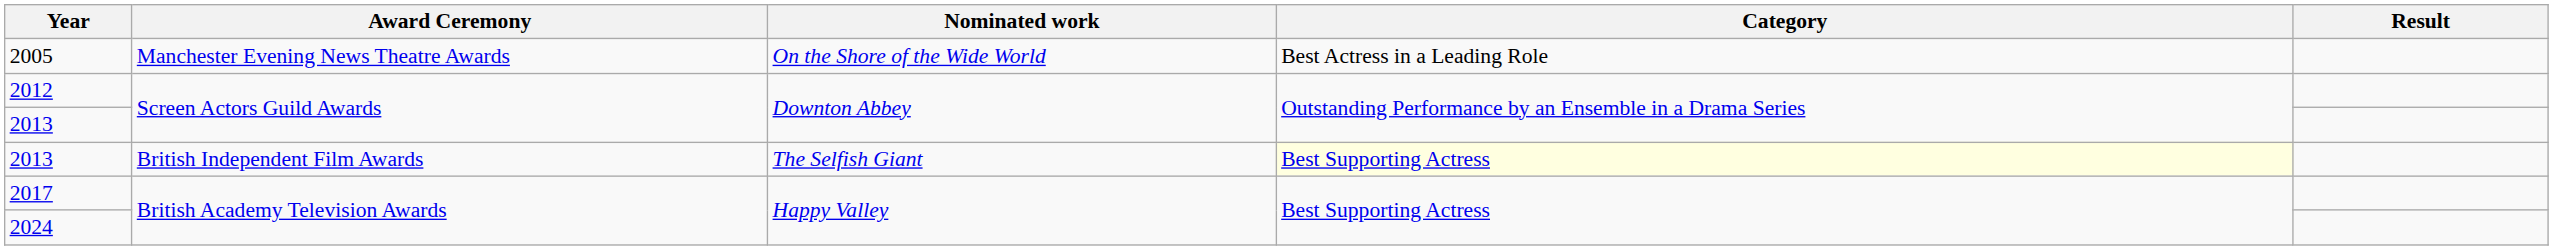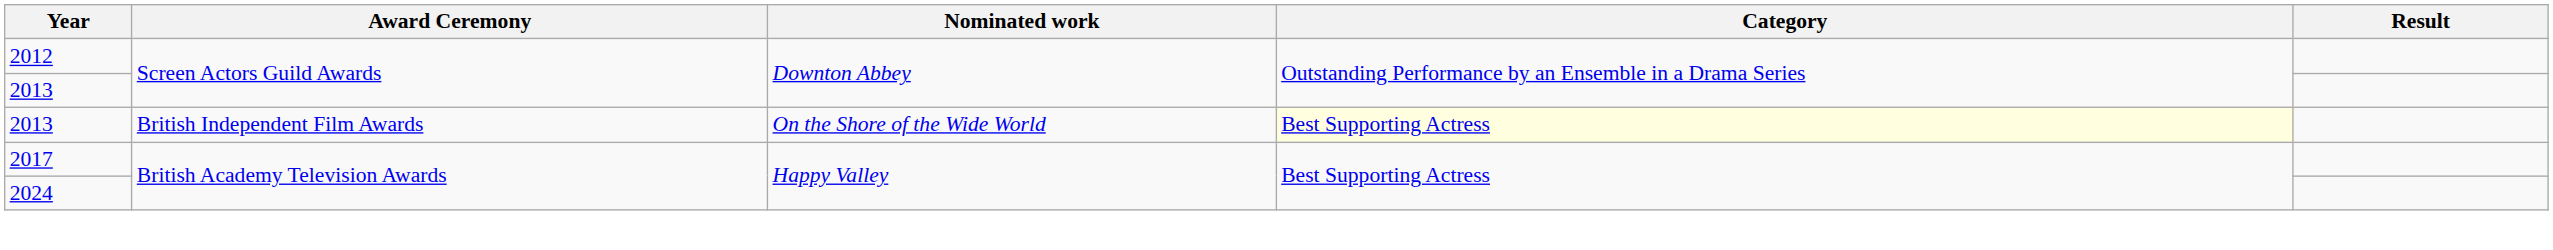- row: (31, 55)
(848, 158) The Selfish Giant -> (909, 124) On the Shore of the Wide World
